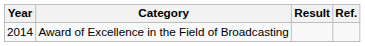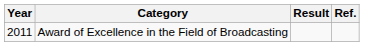(20, 32) 2014 -> (20, 32) 2011
